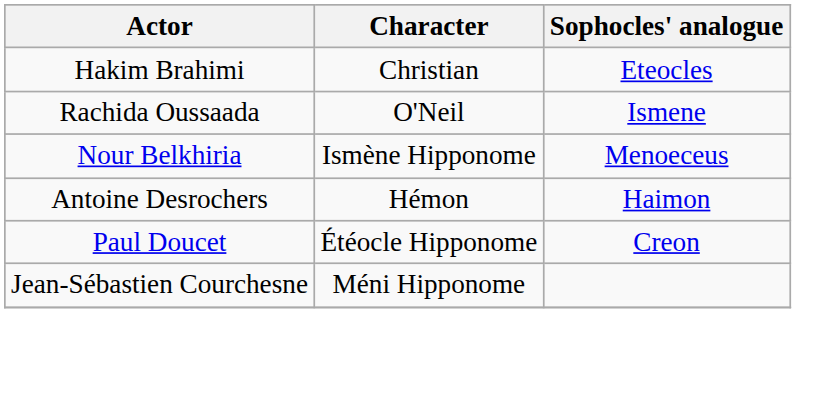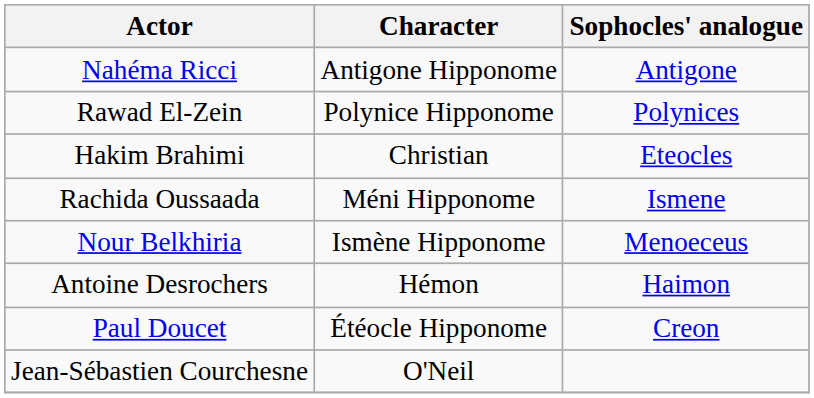+ row: (160, 69)
+ row: (160, 112)
(429, 112) O'Neil -> (439, 198) Méni Hipponome
(429, 284) Méni Hipponome -> (439, 371) O'Neil
